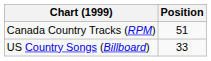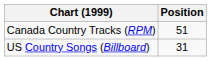(182, 47) 33 -> (182, 47) 31
